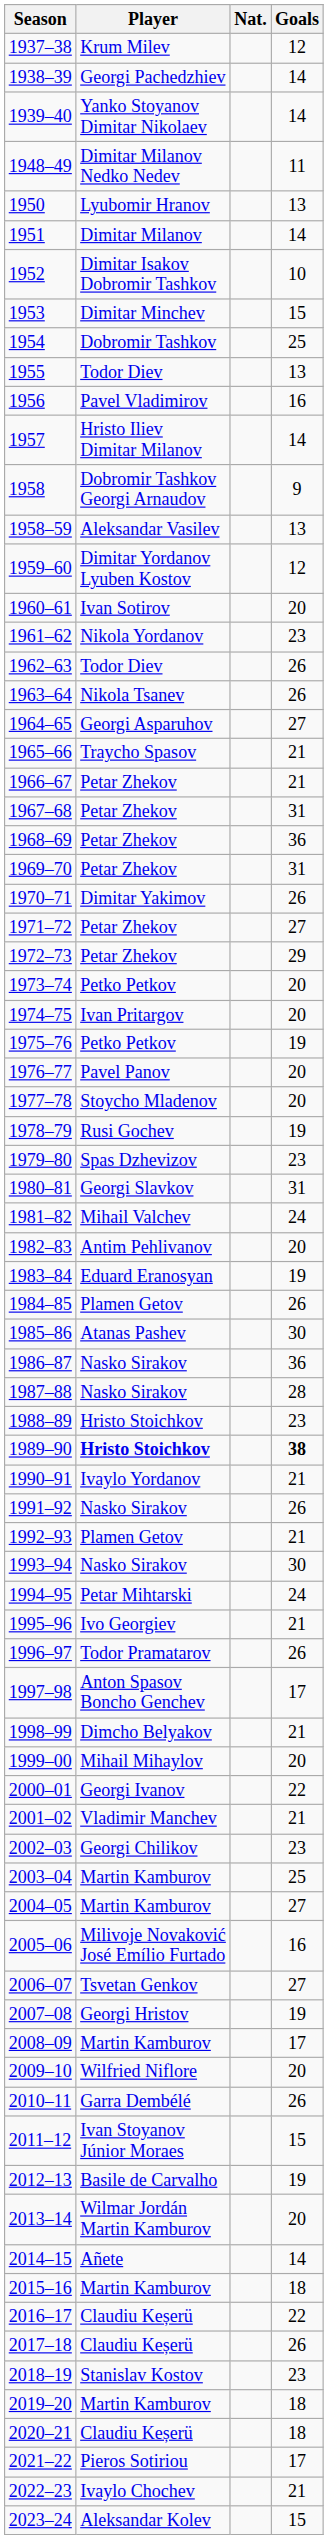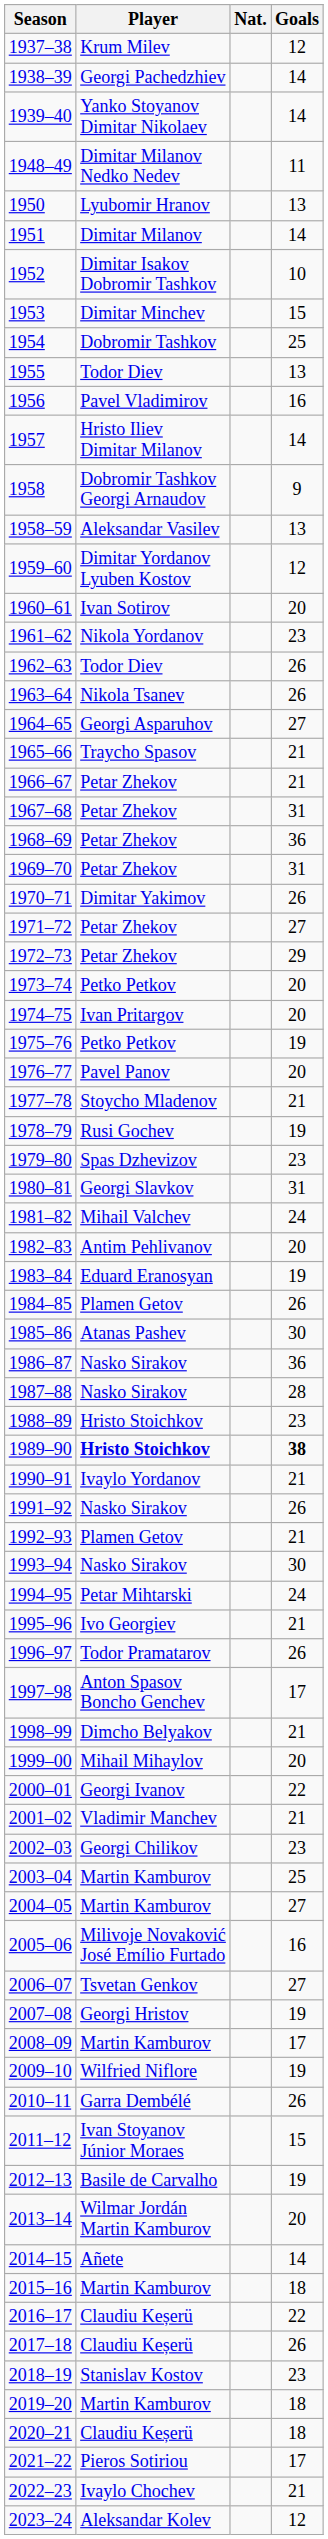(297, 1101) 20 -> (297, 1101) 21
(297, 2071) 20 -> (297, 2071) 19
(297, 2519) 15 -> (297, 2519) 12
